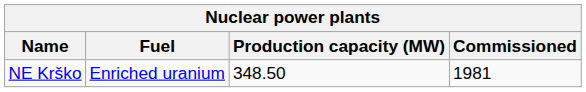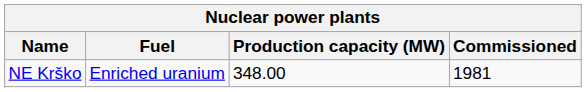(259, 73) 348.50 -> (259, 73) 348.00
